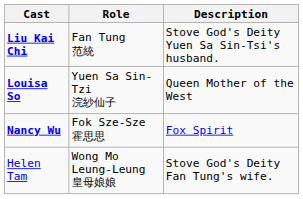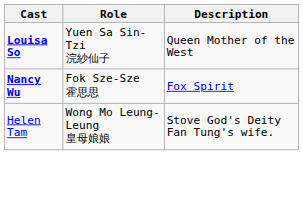- row: (31, 45)
